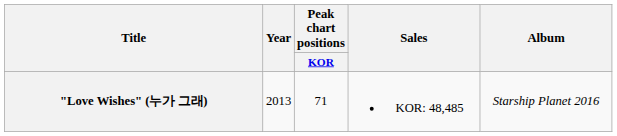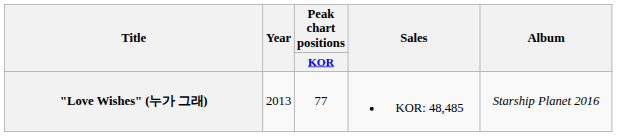(321, 101) 71 -> (321, 101) 77
